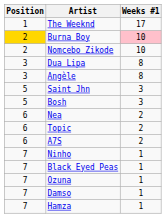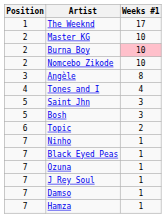+ row: (69, 37)
(25, 37) gold background -> (25, 50) no background
- row: (66, 63)
+ row: (73, 89)
- row: (55, 115)
- row: (55, 141)
+ row: (71, 180)
